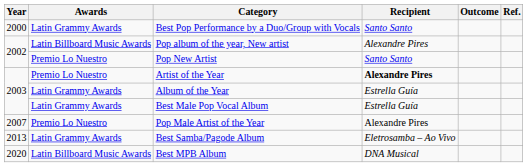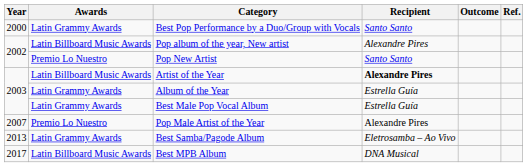(69, 75) Premio Lo Nuestro -> (91, 75) Latin Billboard Music Awards
(17, 153) 2020 -> (17, 153) 2017
